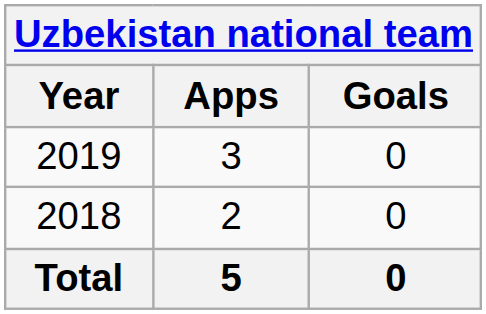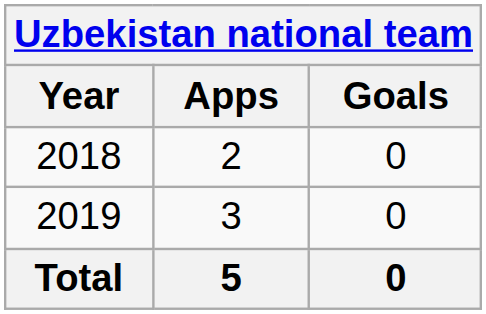rows swapped: (79, 216) <-> (79, 156)
